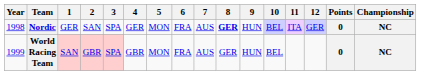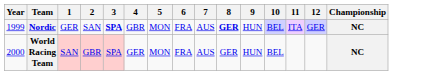- column: (341, 12)
(16, 27) 1998 -> (16, 27) 1999
(113, 27) normal -> (114, 27) bold
(135, 27) GER -> (136, 27) GBR
(16, 53) 1999 -> (16, 53) 2000
(135, 53) GBR -> (136, 53) GER
